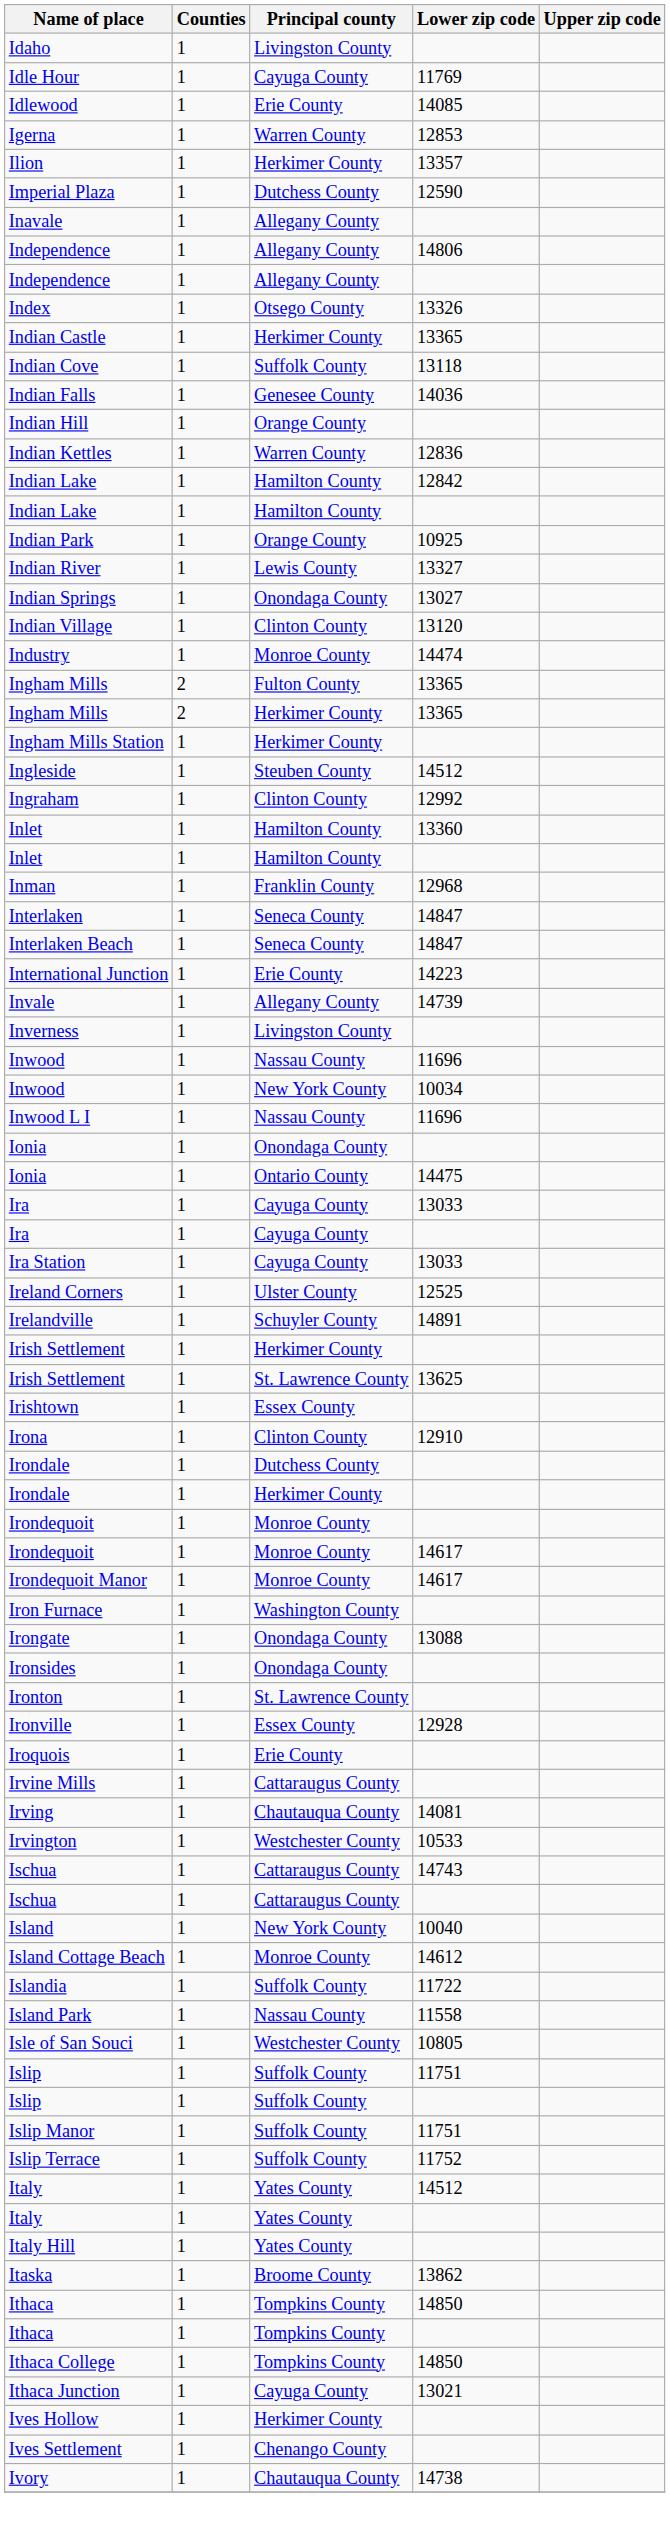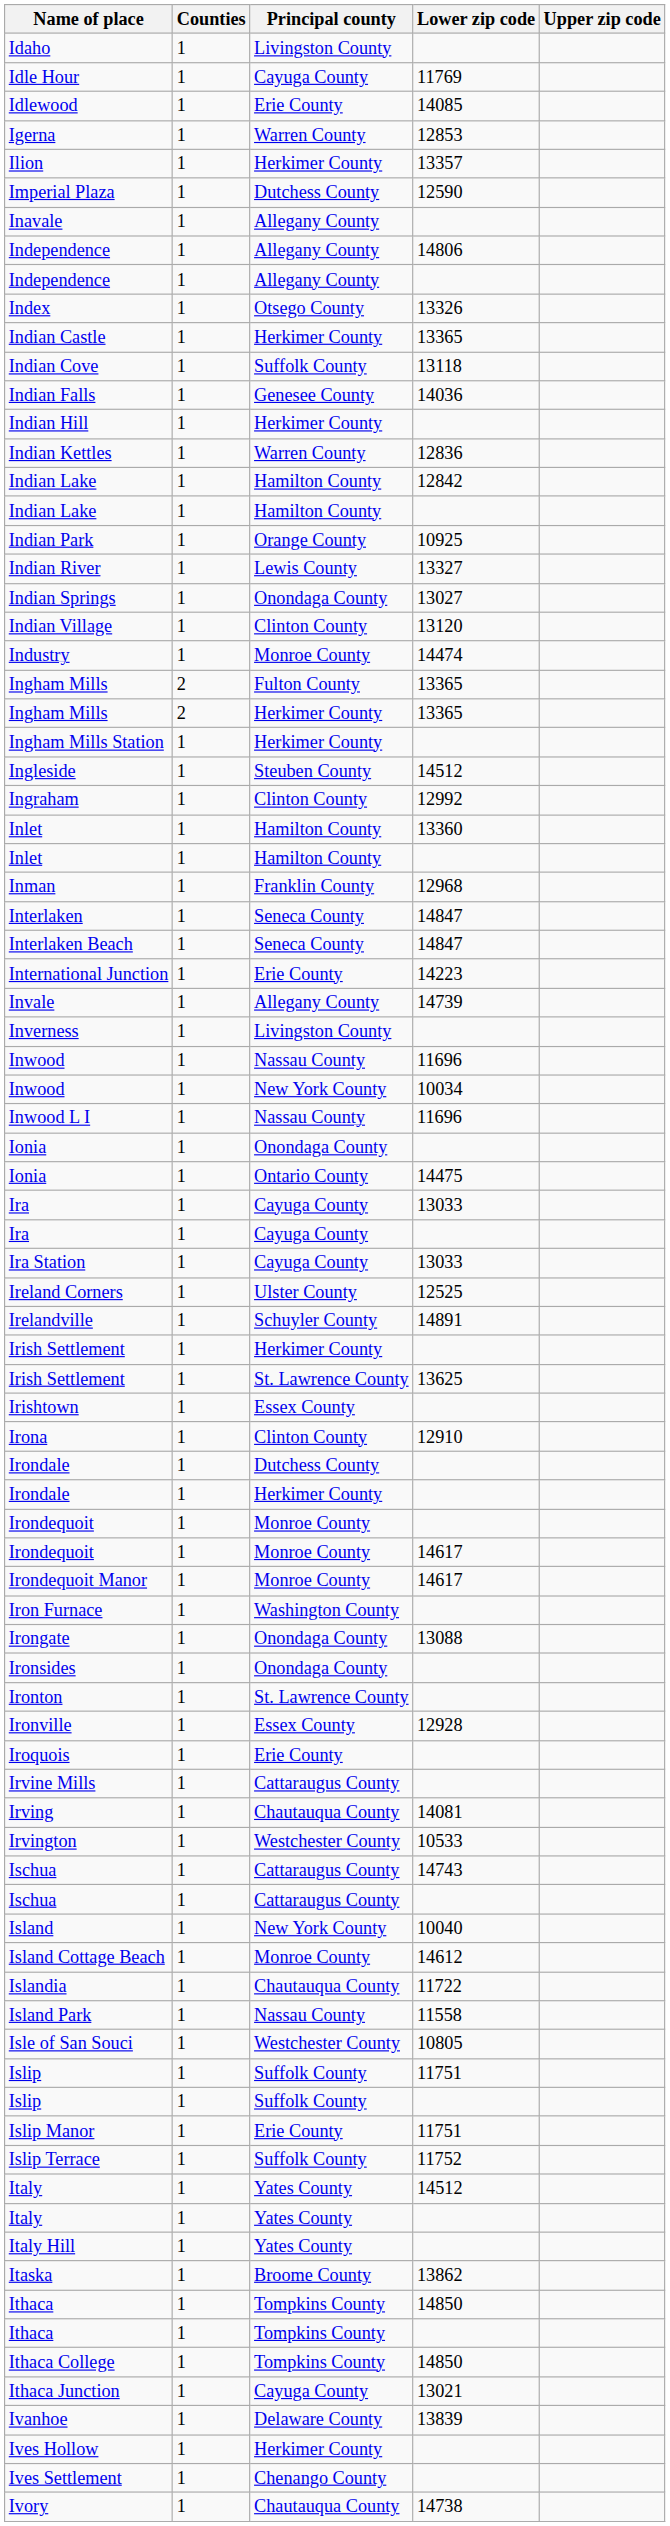(310, 423) Orange County -> (318, 423) Herkimer County
(310, 1986) Suffolk County -> (327, 1986) Chautauqua County
(310, 2130) Suffolk County -> (298, 2130) Erie County
+ row: (38, 2419)
